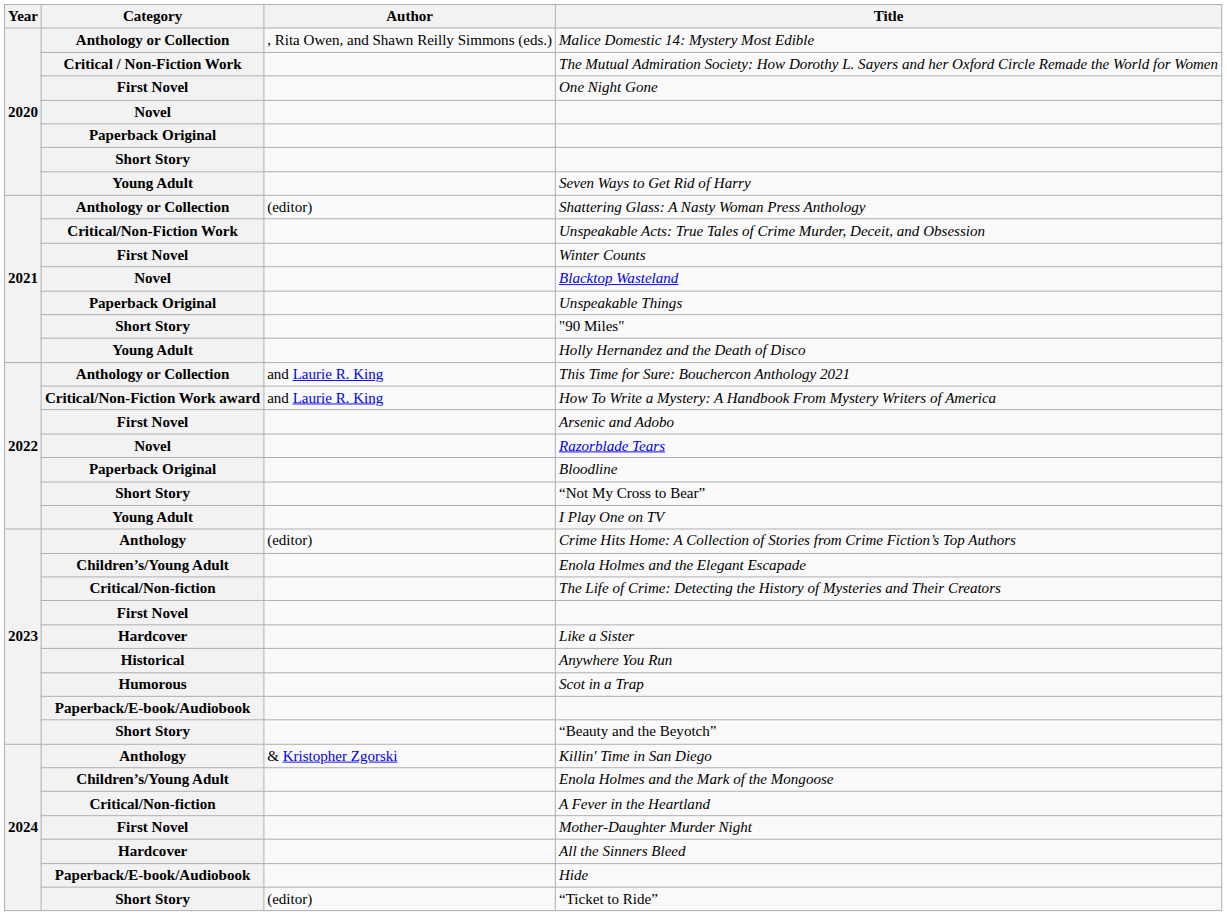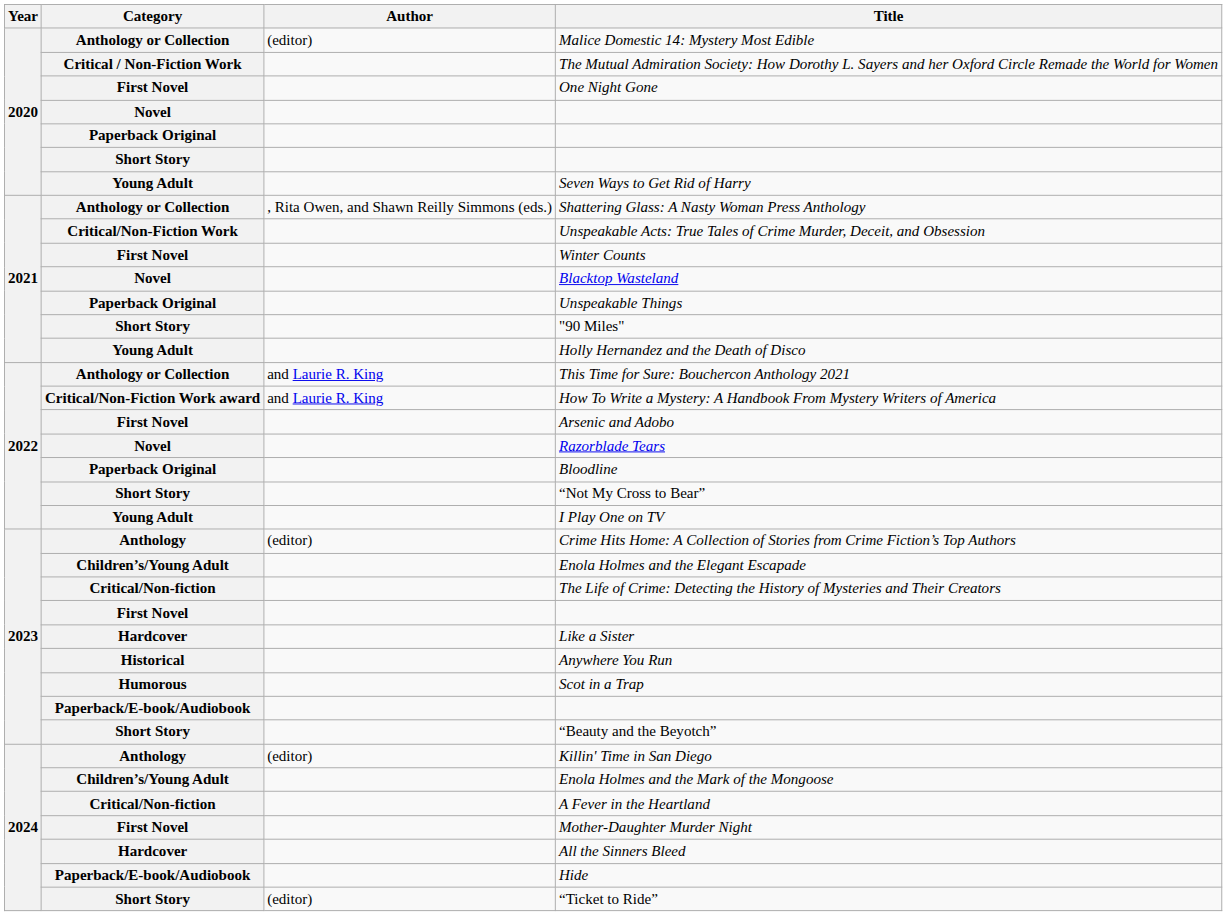(410, 40) , Rita Owen, and Shawn Reilly Simmons (eds.) -> (290, 40) (editor)
(290, 207) (editor) -> (410, 207) , Rita Owen, and Shawn Reilly Simmons (eds.)
(332, 755) & Kristopher Zgorski -> (290, 755) (editor)
